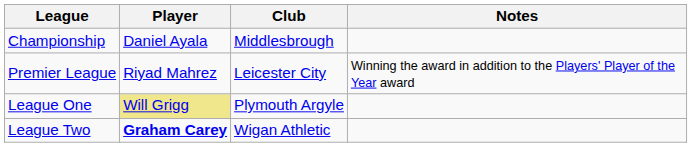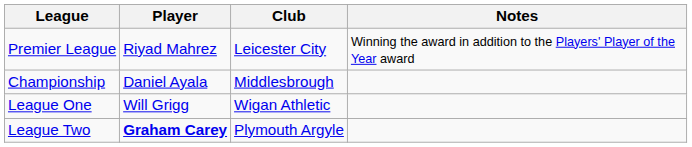rows swapped: (62, 73) <-> (57, 40)
(156, 105) khaki background -> (156, 105) no background
(289, 105) Plymouth Argyle -> (282, 105) Wigan Athletic
(282, 130) Wigan Athletic -> (289, 130) Plymouth Argyle
